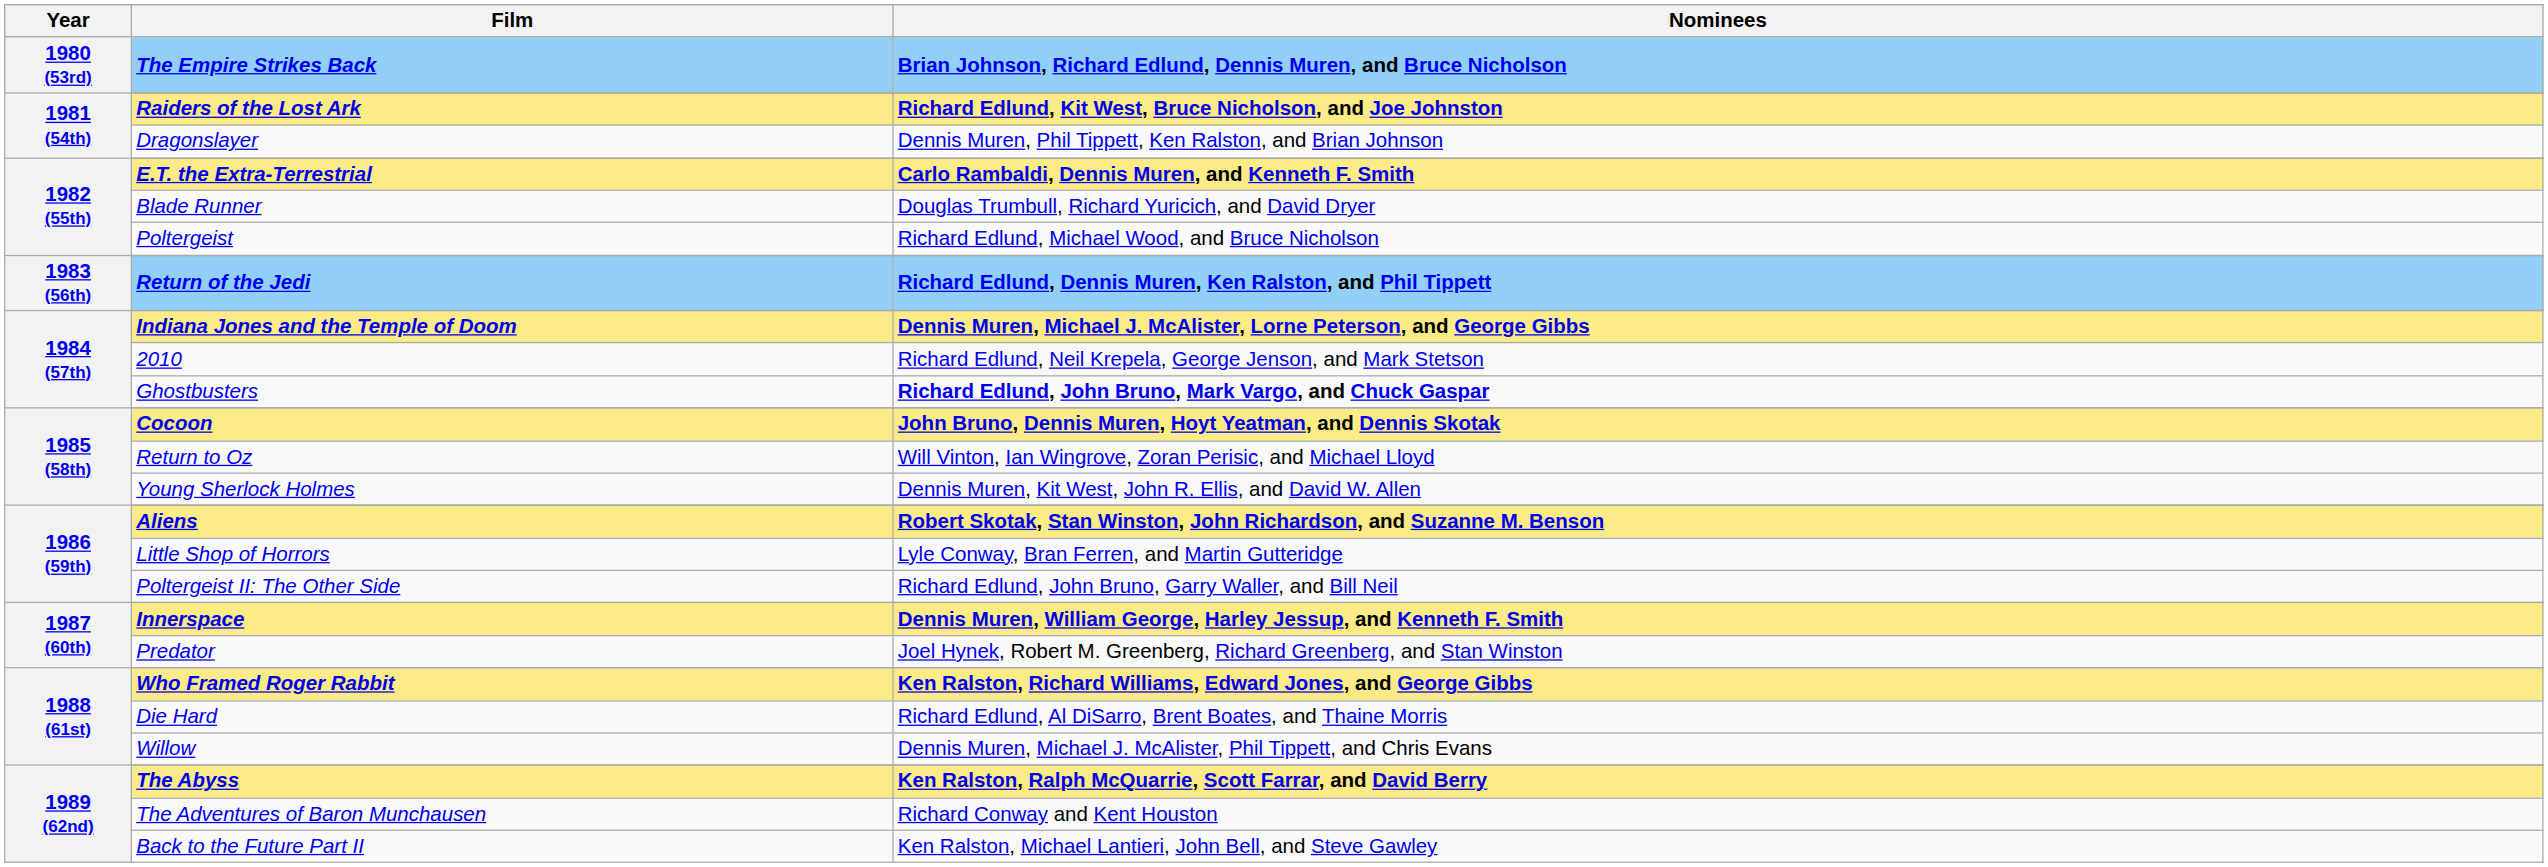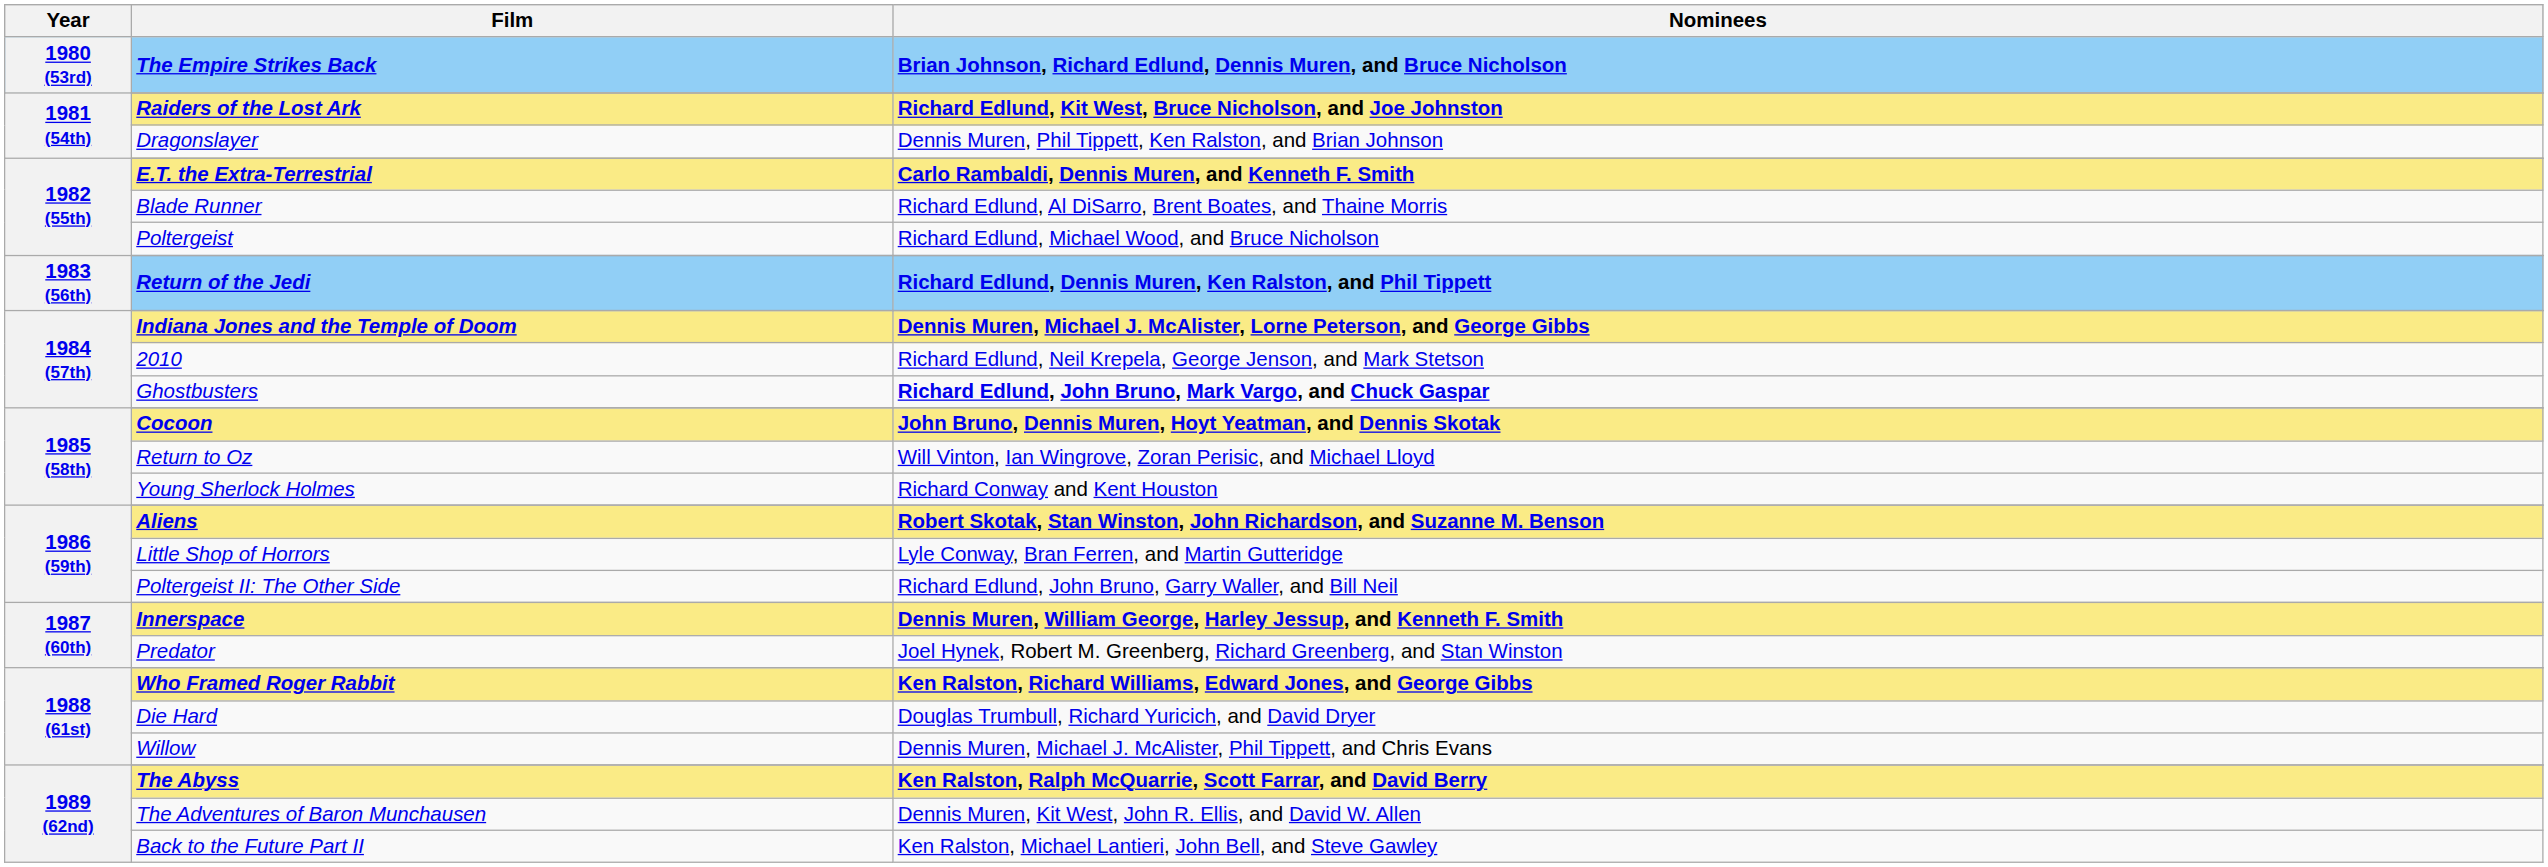(1137, 206) Douglas Trumbull, Richard Yuricich, and David Dryer -> (1172, 206) Richard Edlund, Al DiSarro, Brent Boates, and Thaine Morris
(1159, 489) Dennis Muren, Kit West, John R. Ellis, and David W. Allen -> (1058, 489) Richard Conway and Kent Houston
(1172, 716) Richard Edlund, Al DiSarro, Brent Boates, and Thaine Morris -> (1137, 716) Douglas Trumbull, Richard Yuricich, and David Dryer
(1058, 813) Richard Conway and Kent Houston -> (1159, 813) Dennis Muren, Kit West, John R. Ellis, and David W. Allen
